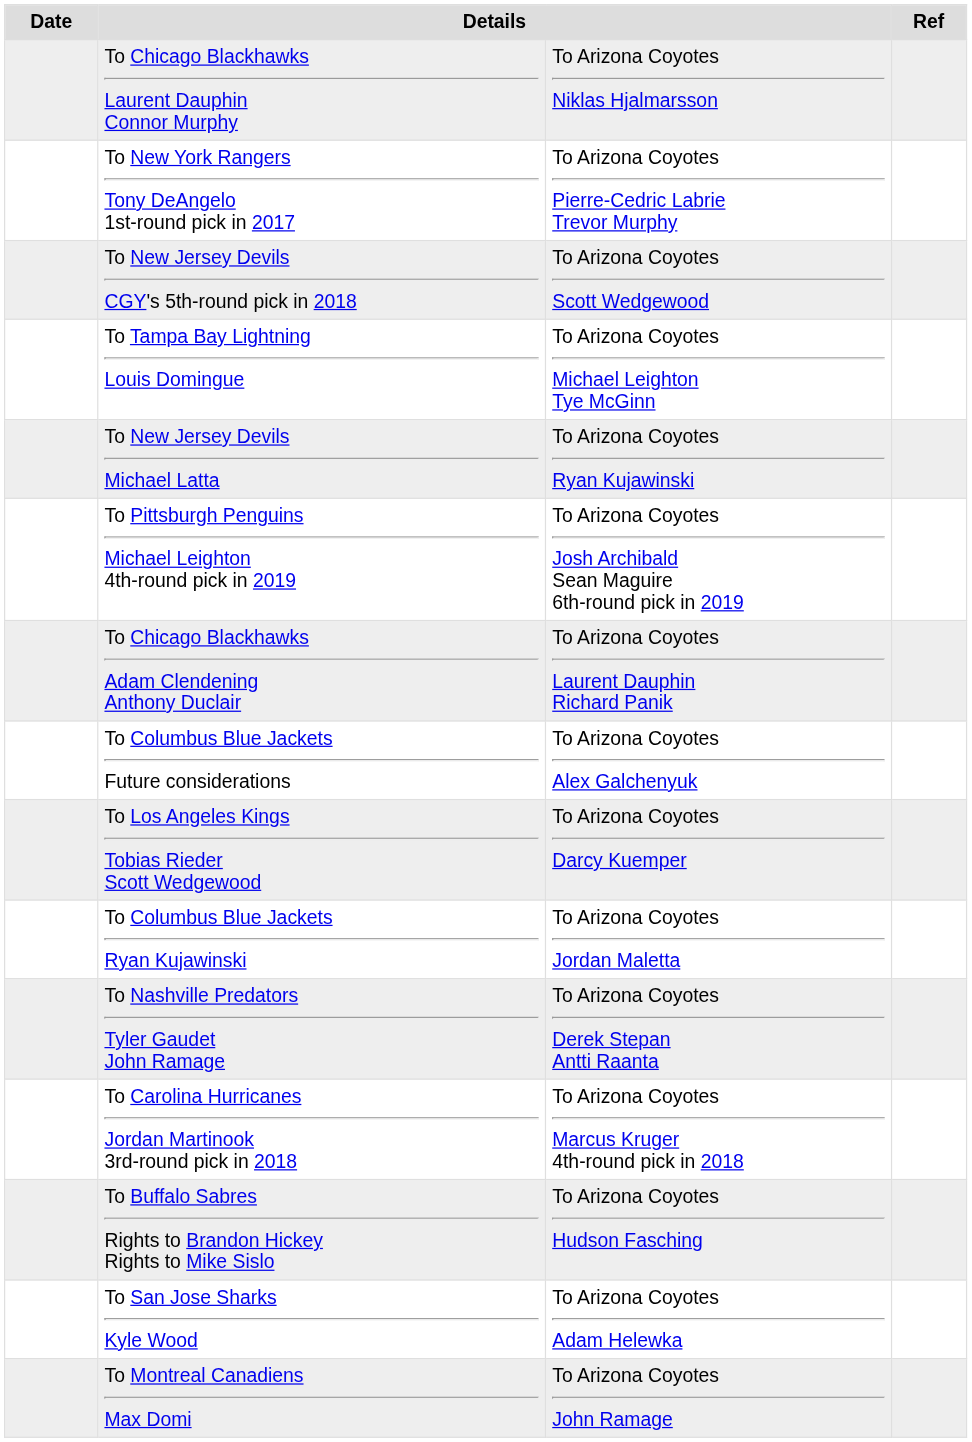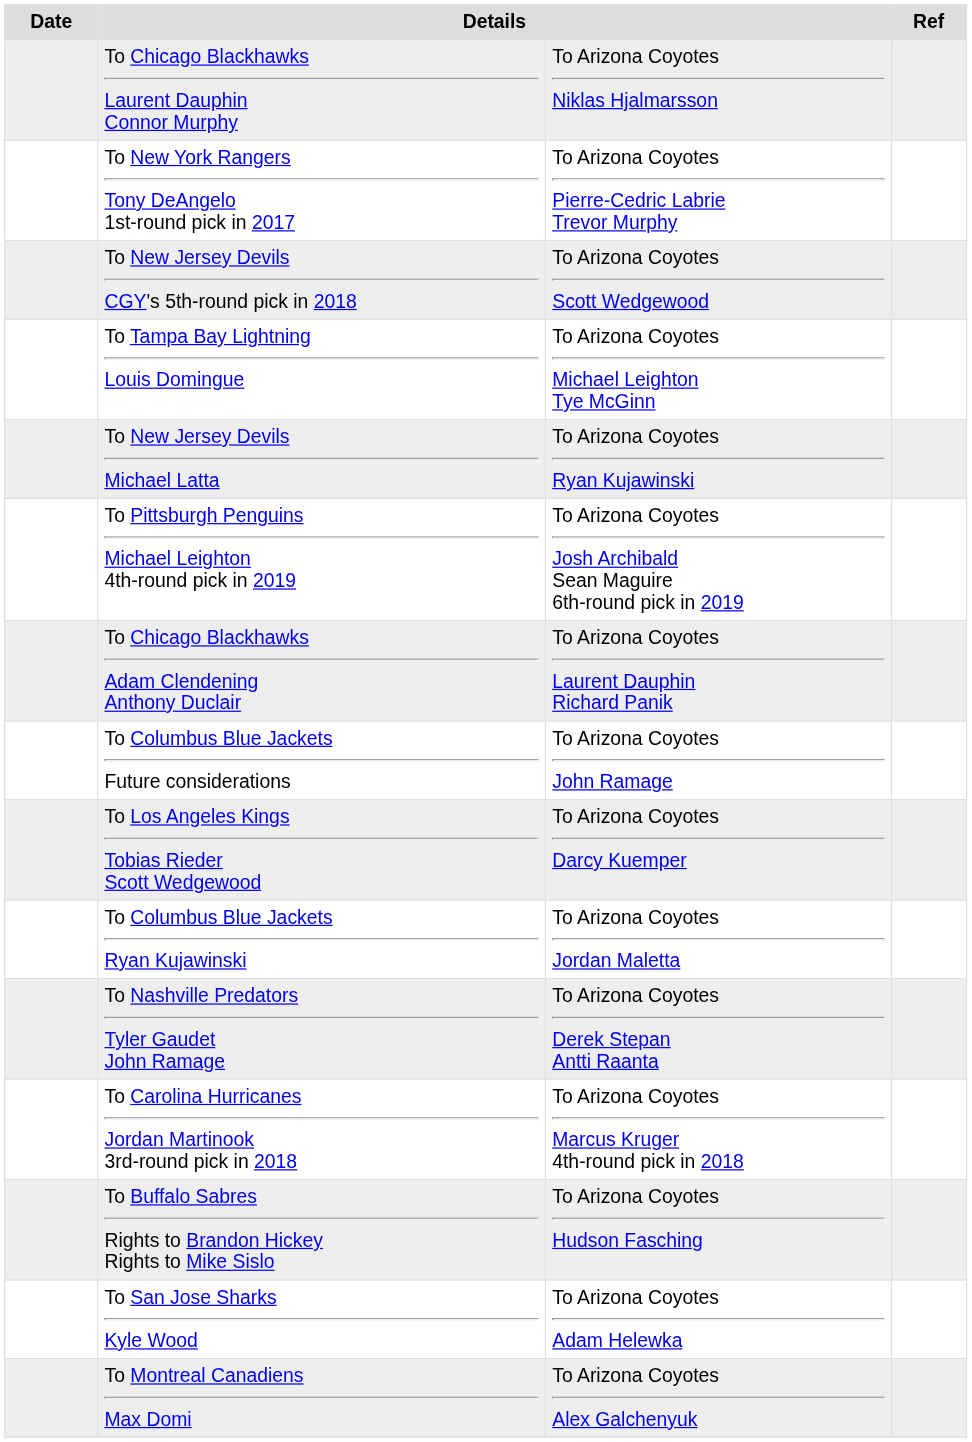(718, 760) To Arizona Coyotes Alex Galchenyuk -> (718, 760) To Arizona Coyotes John Ramage
(718, 1397) To Arizona Coyotes John Ramage -> (718, 1397) To Arizona Coyotes Alex Galchenyuk
